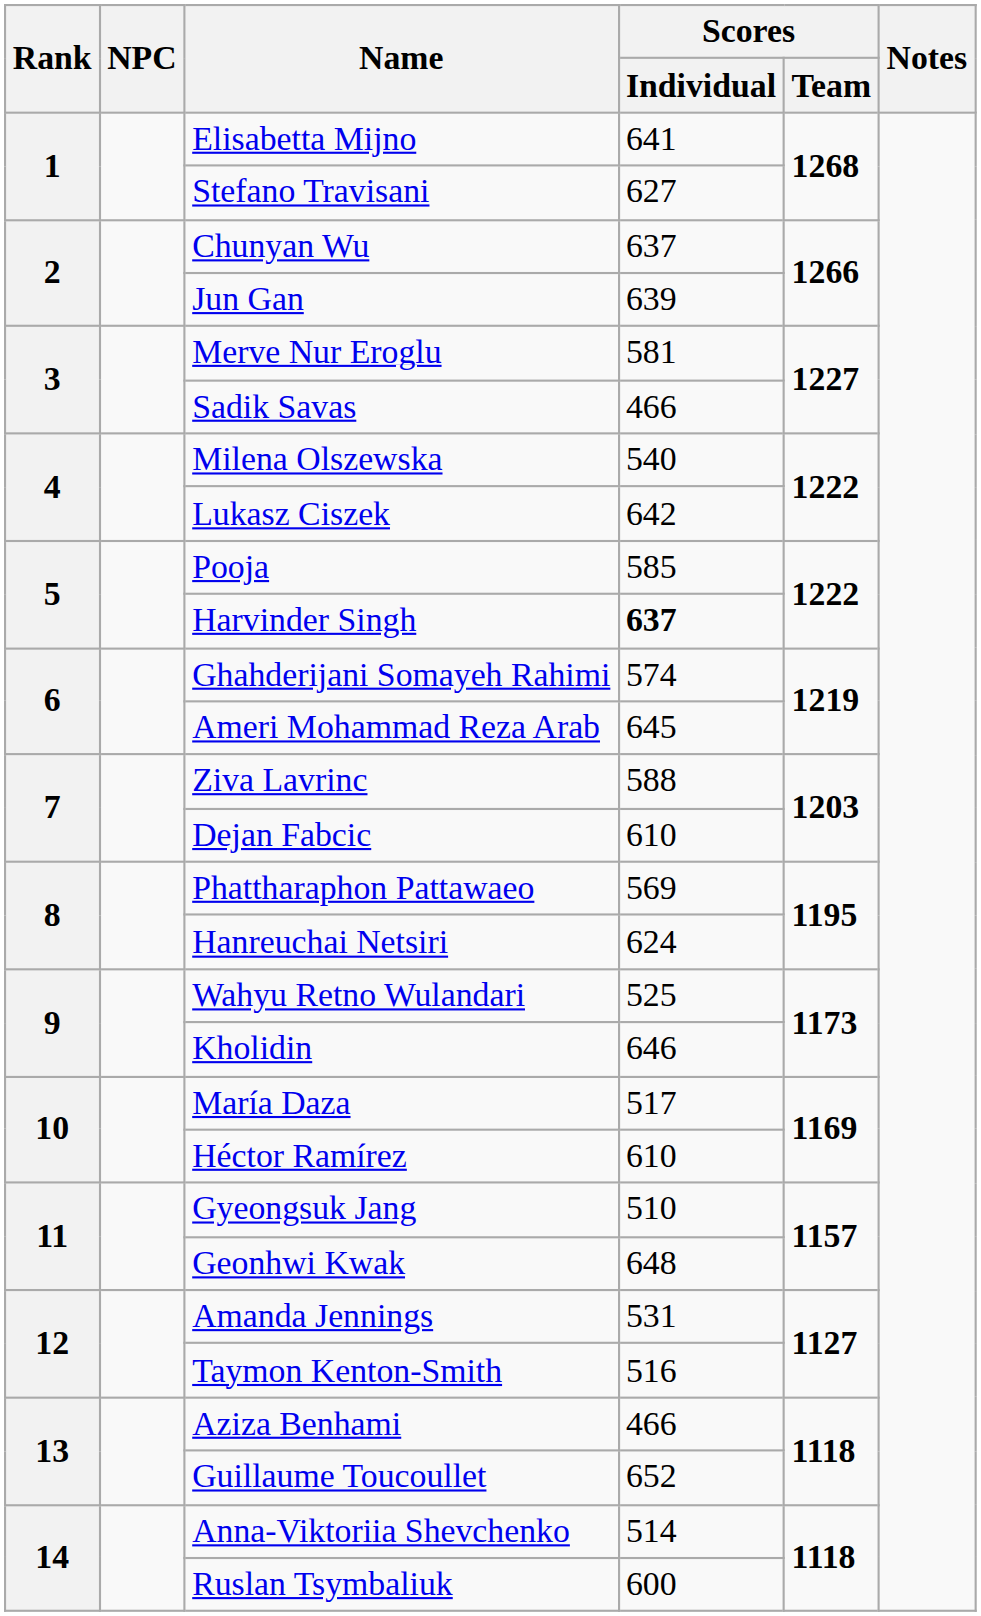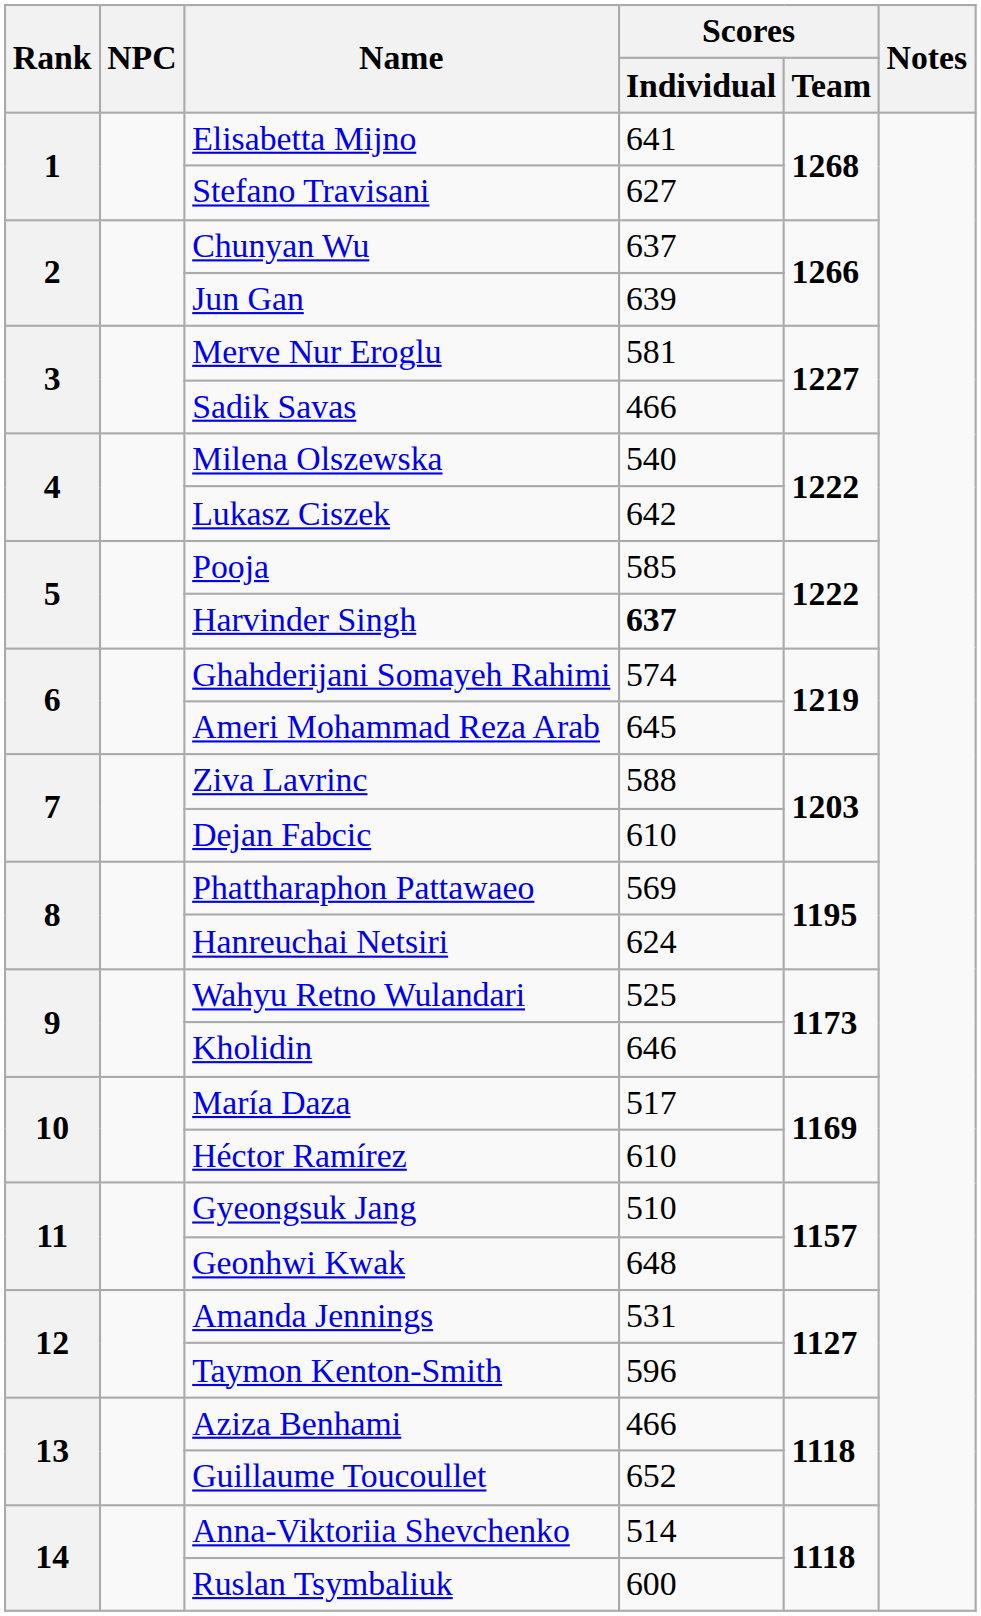(651, 1369) 516 -> (651, 1369) 596
